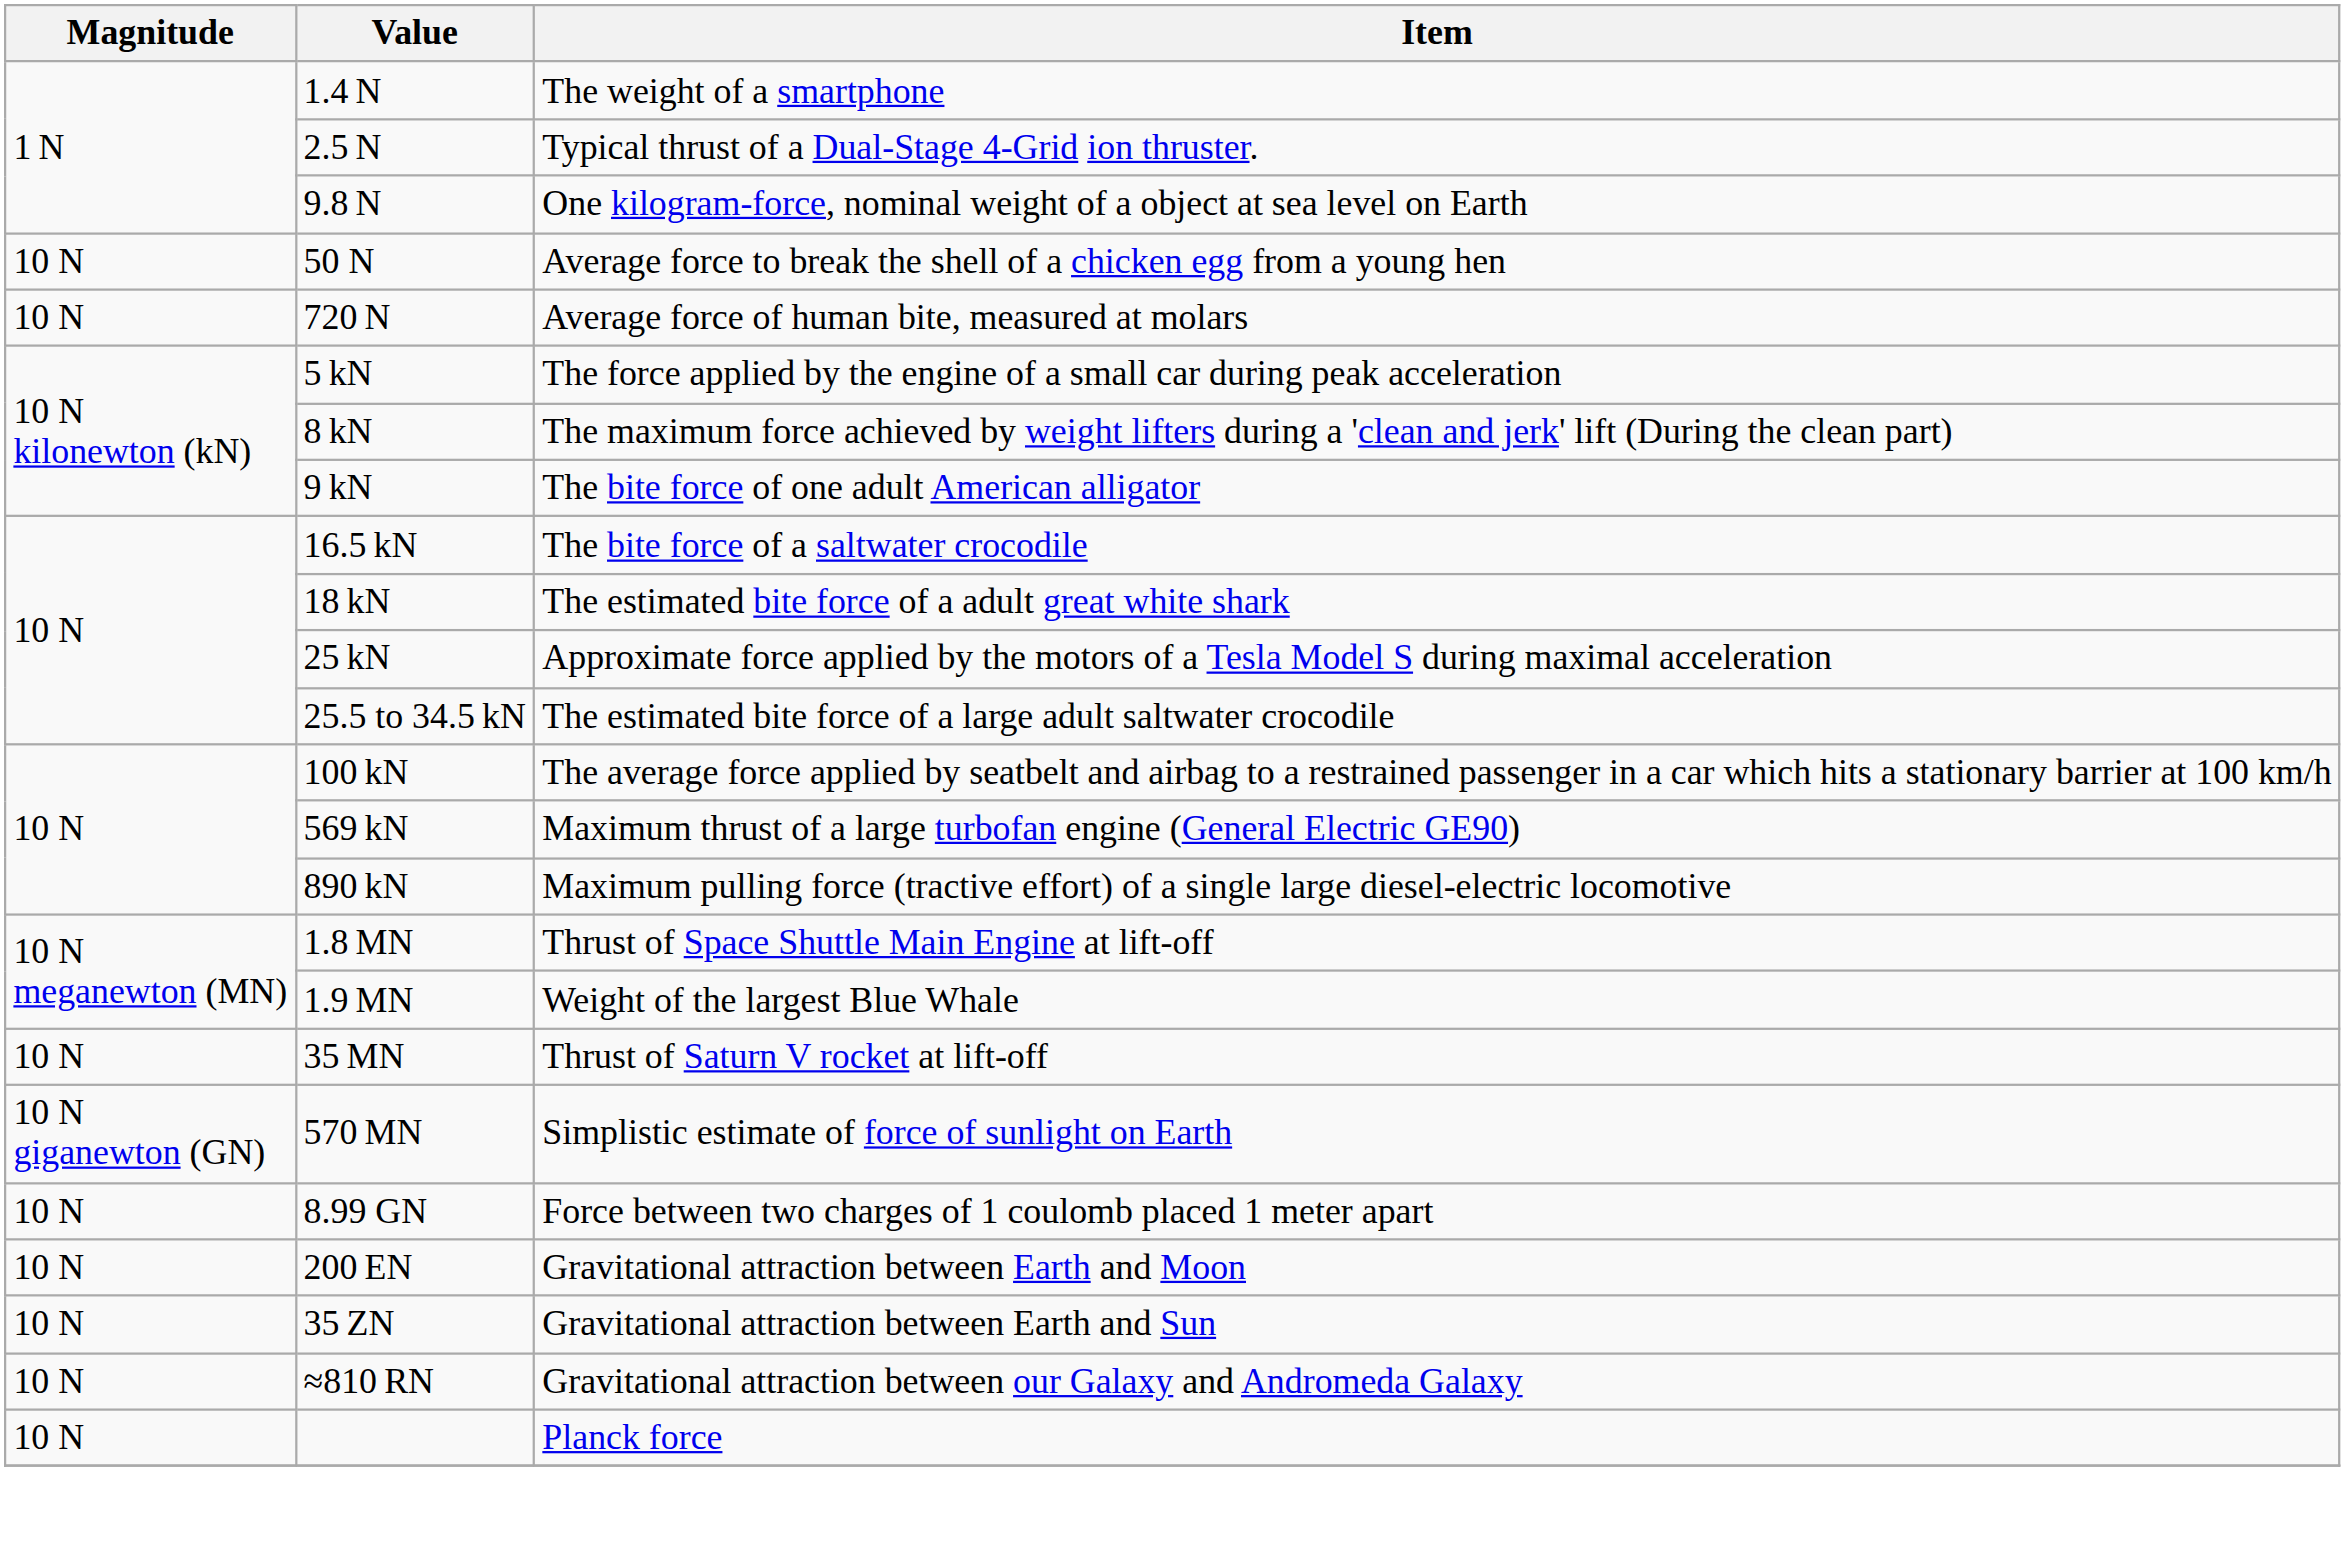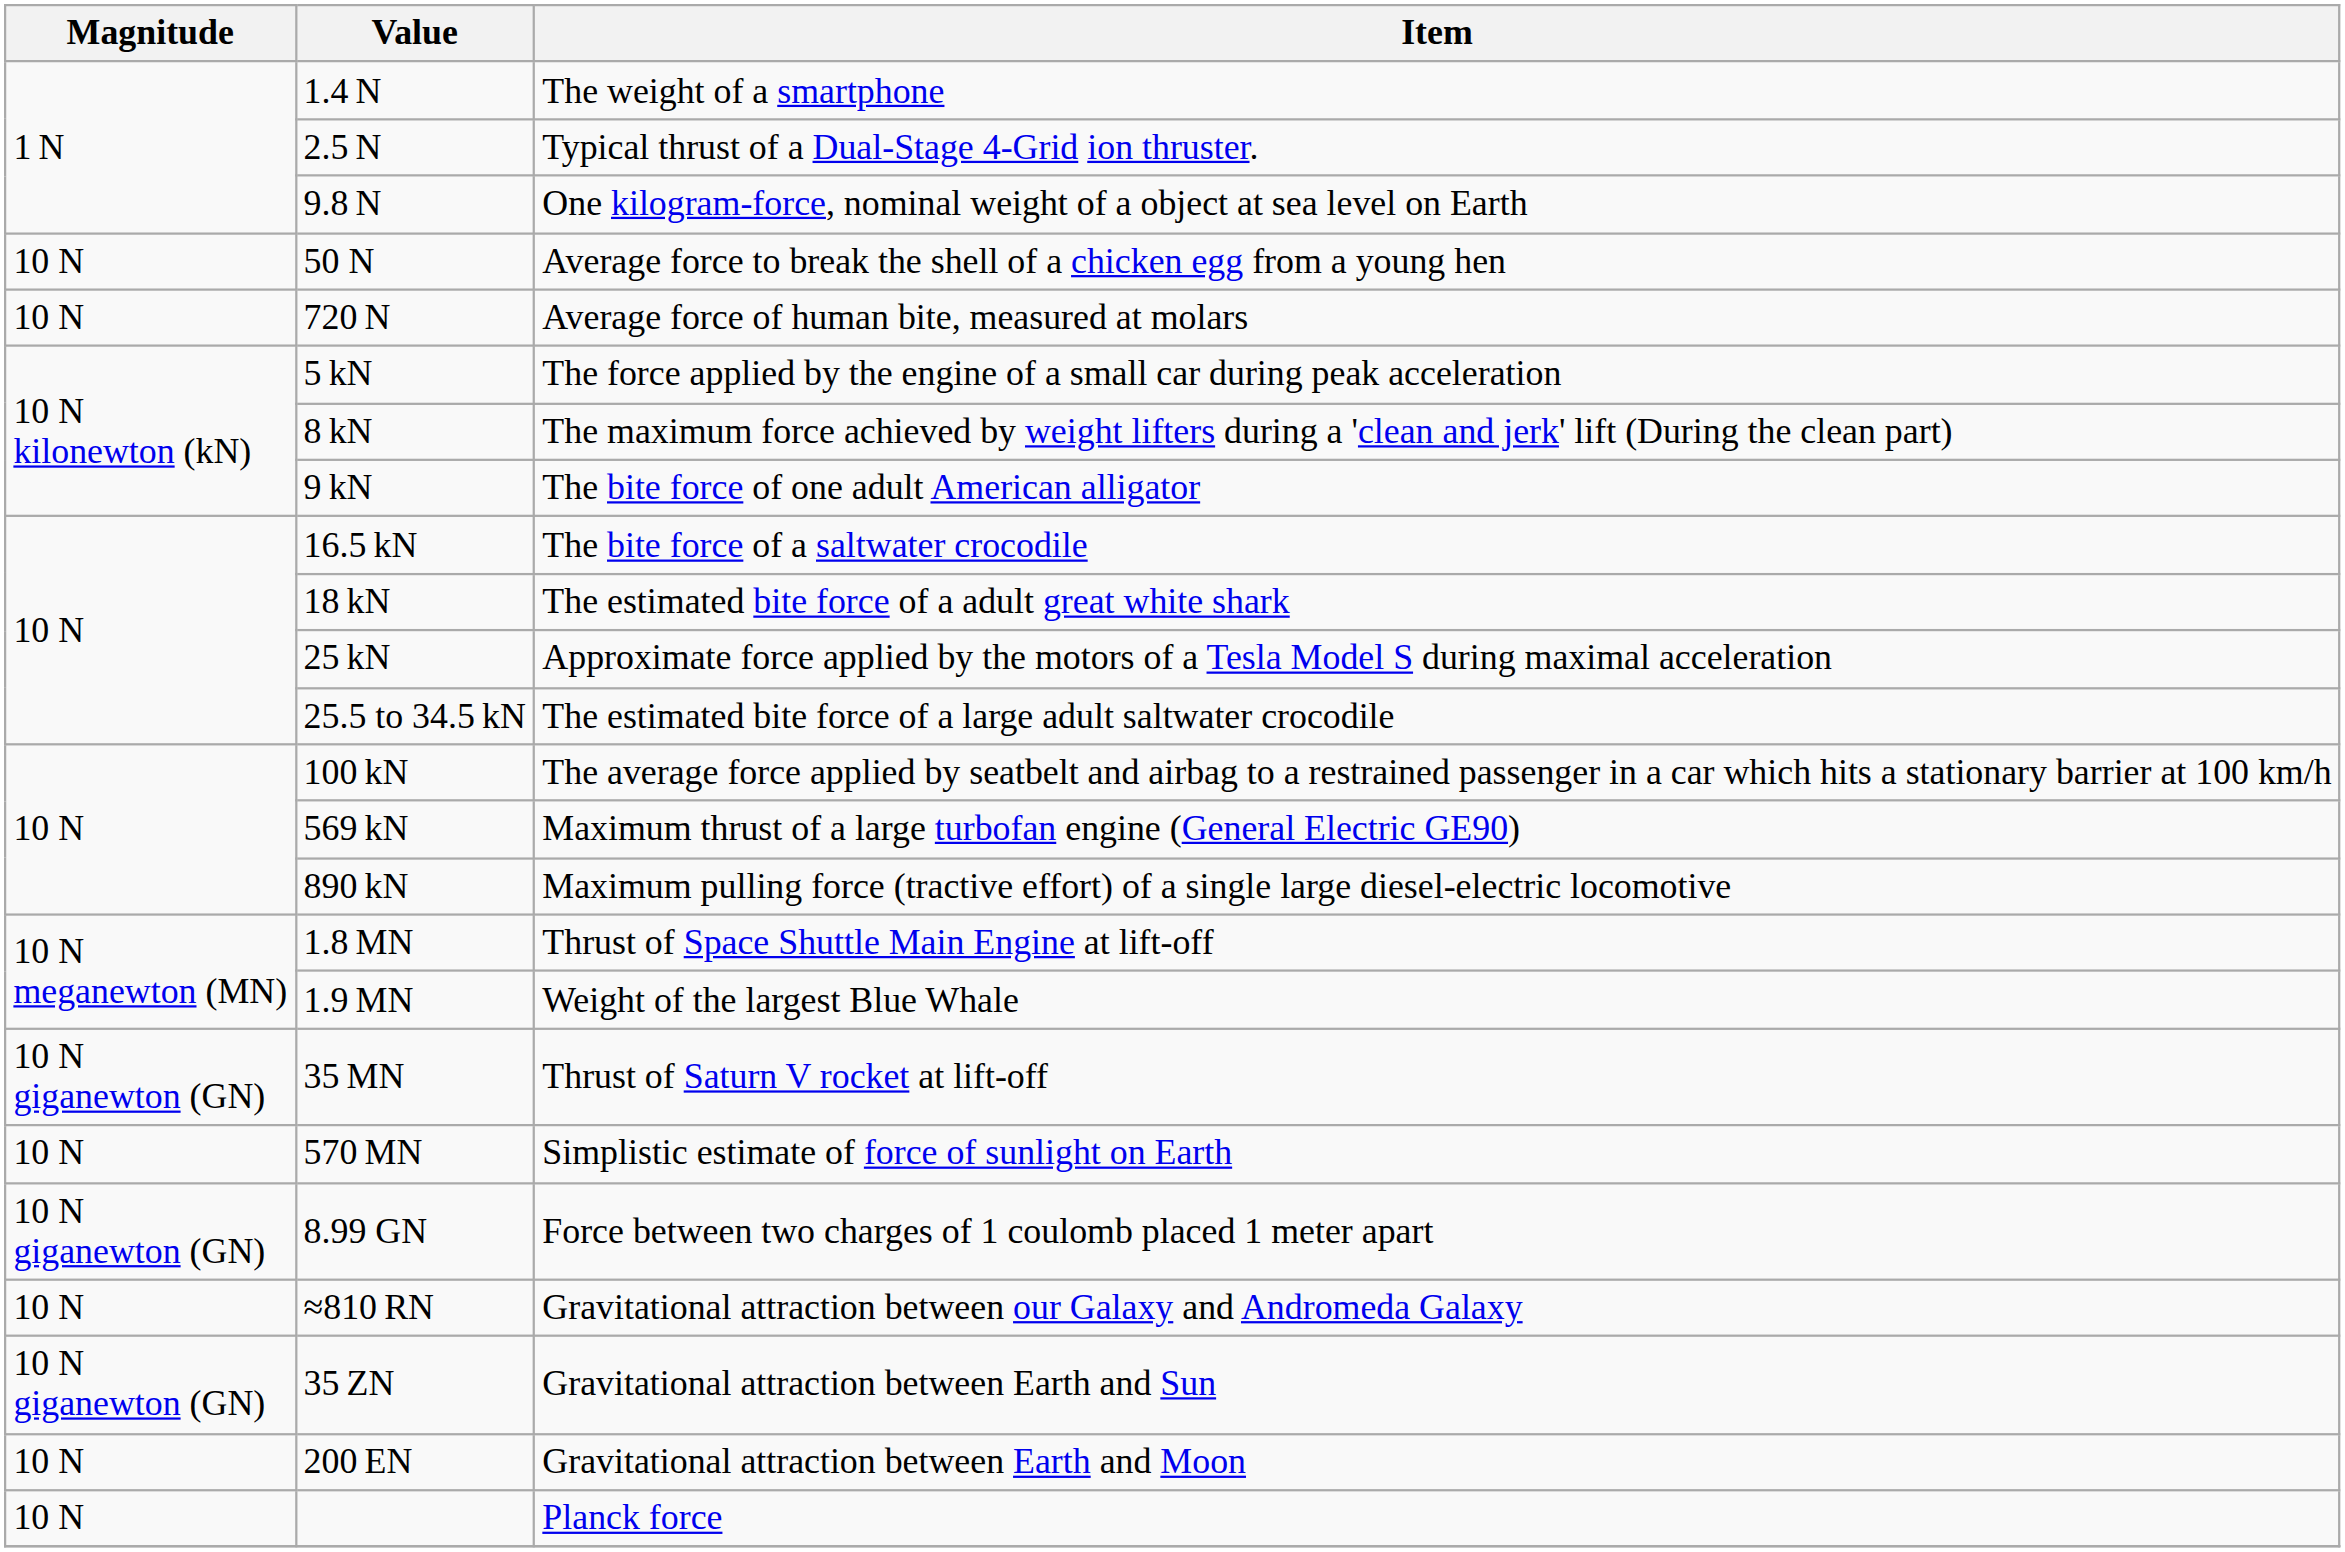(49, 1056) 10 N -> (139, 1076) 10 N giganewton (GN)
(139, 1133) 10 N giganewton (GN) -> (49, 1153) 10 N
(49, 1210) 10 N -> (139, 1230) 10 N giganewton (GN)
rows swapped: (358, 1266) <-> (369, 1380)
(49, 1323) 10 N -> (139, 1384) 10 N giganewton (GN)
